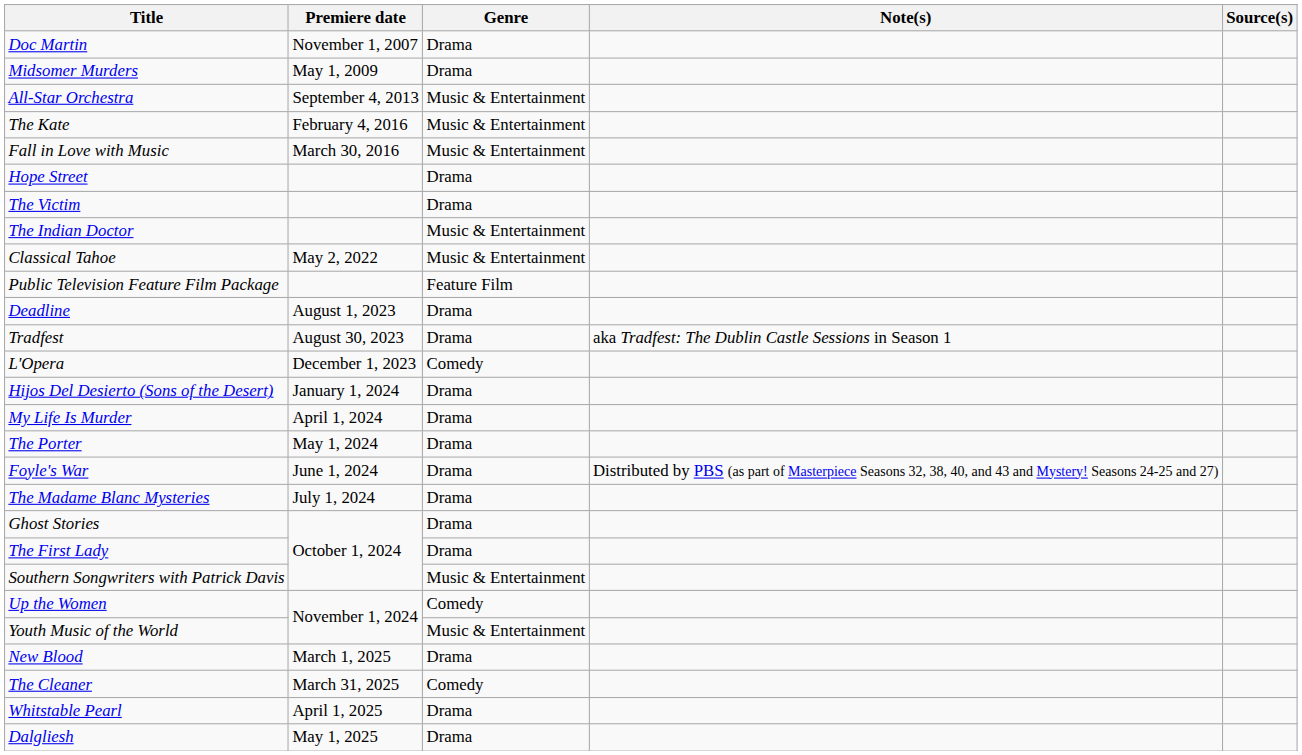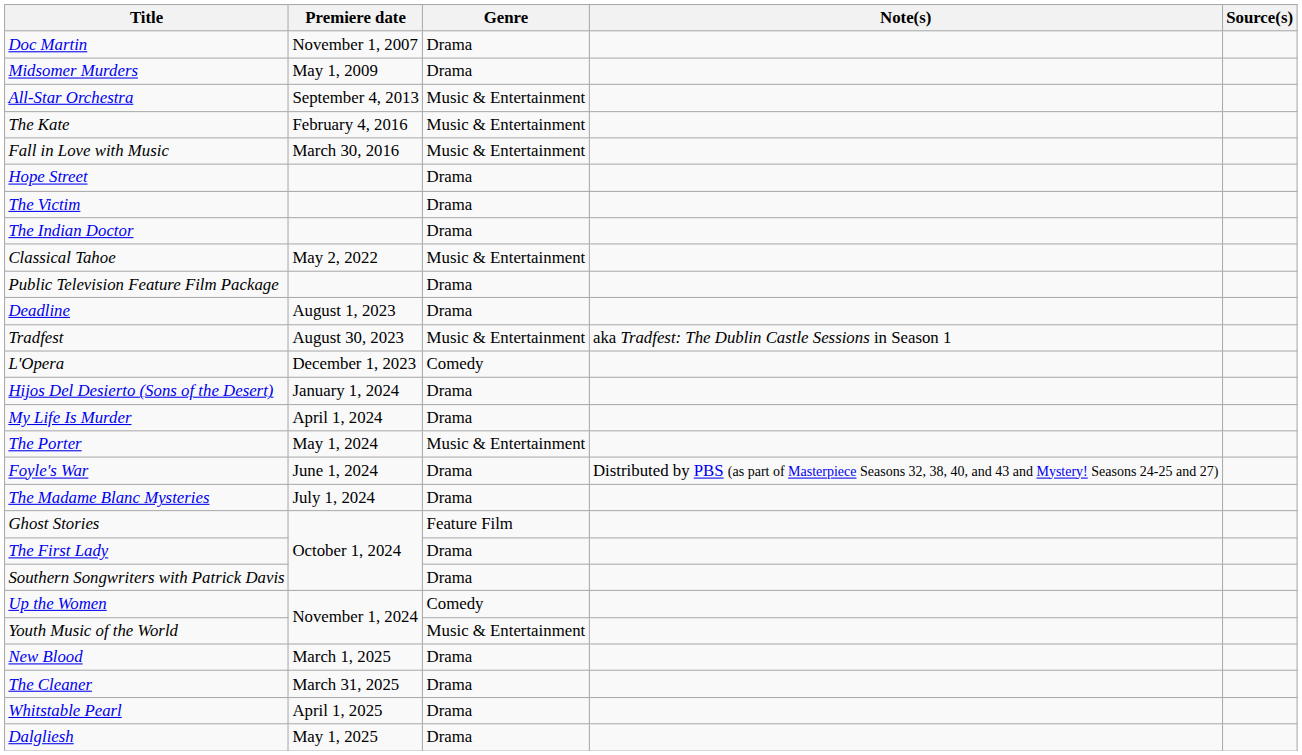(506, 230) Music & Entertainment -> (449, 230) Drama
(470, 284) Feature Film -> (449, 284) Drama
(449, 337) Drama -> (506, 337) Music & Entertainment
(449, 444) Drama -> (506, 444) Music & Entertainment
(449, 524) Drama -> (470, 524) Feature Film
(506, 577) Music & Entertainment -> (449, 577) Drama
(455, 683) Comedy -> (449, 683) Drama
